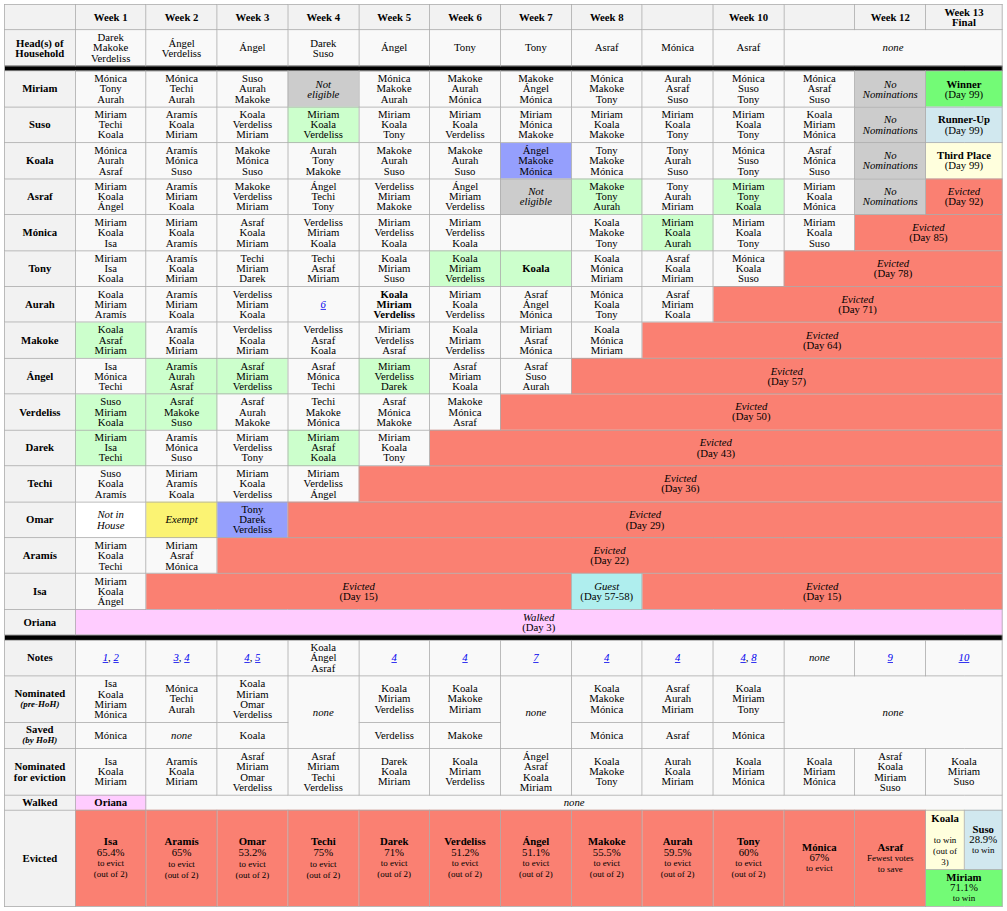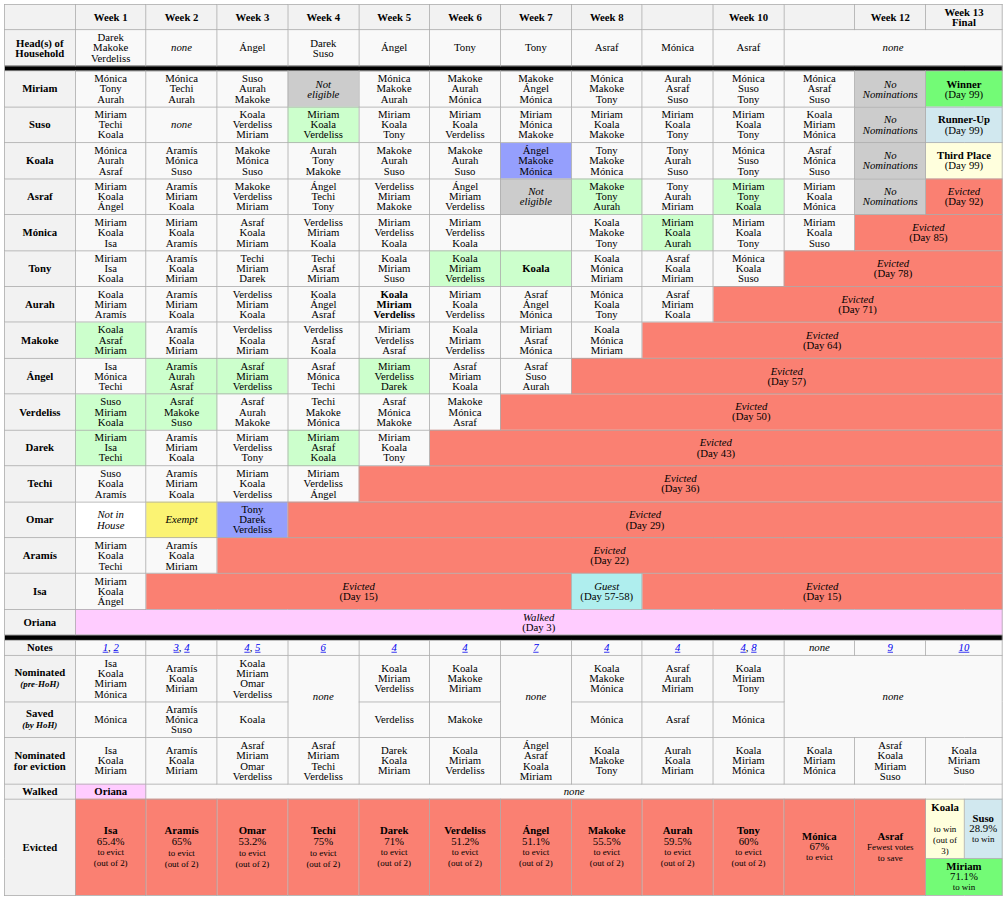(182, 48) Ángel Verdeliss -> (182, 48) none
(182, 124) Aramís Koala Miriam -> (182, 124) none
(323, 304) 6 -> (323, 304) Koala Ángel Asraf
(182, 447) Aramís Mónica Suso -> (182, 447) Aramís Miriam Koala
(182, 483) Miriam Aramís Koala -> (182, 483) Aramís Miriam Koala
(182, 555) Miriam Asraf Mónica -> (182, 555) Aramís Koala Miriam
(323, 658) Koala Ángel Asraf -> (323, 647) 6
(182, 699) Mónica Techi Aurah -> (182, 678) Aramís Koala Miriam
(182, 735) none -> (182, 719) Aramís Mónica Suso
